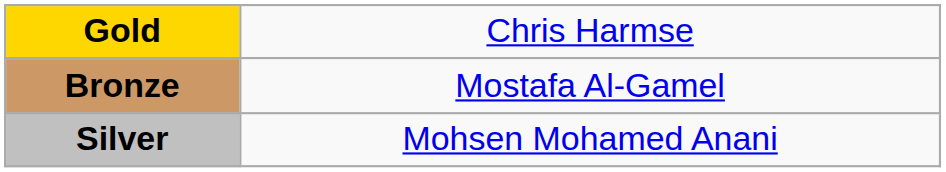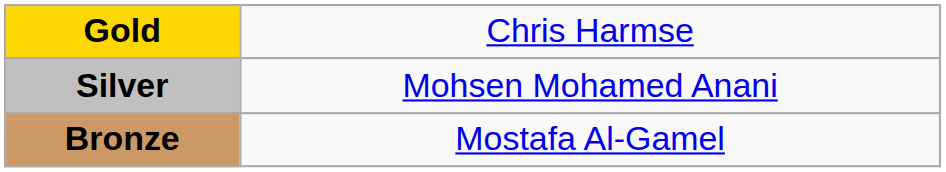rows swapped: (122, 138) <-> (122, 85)
